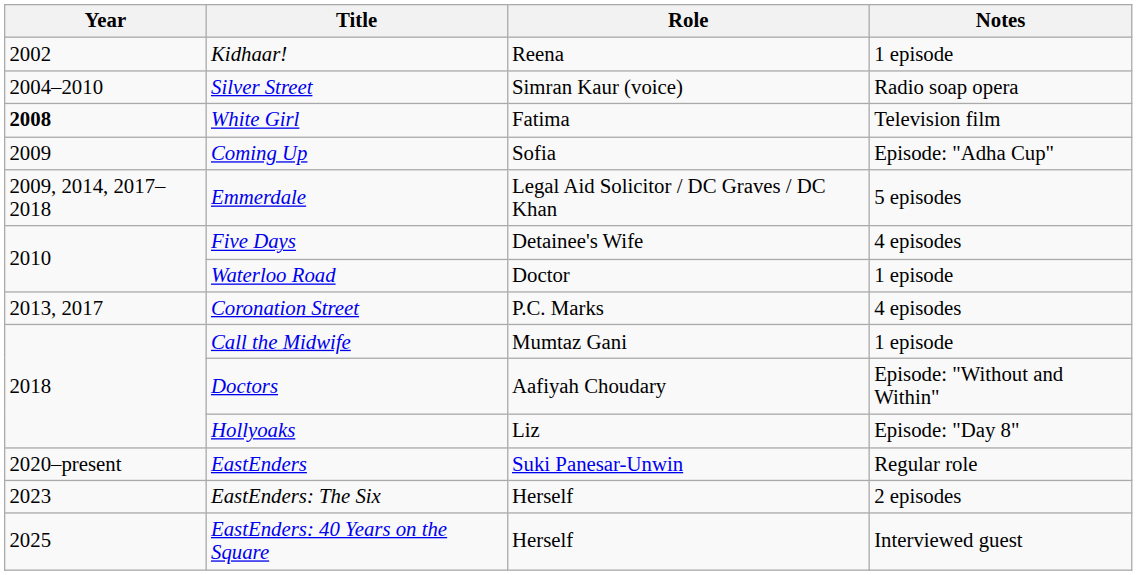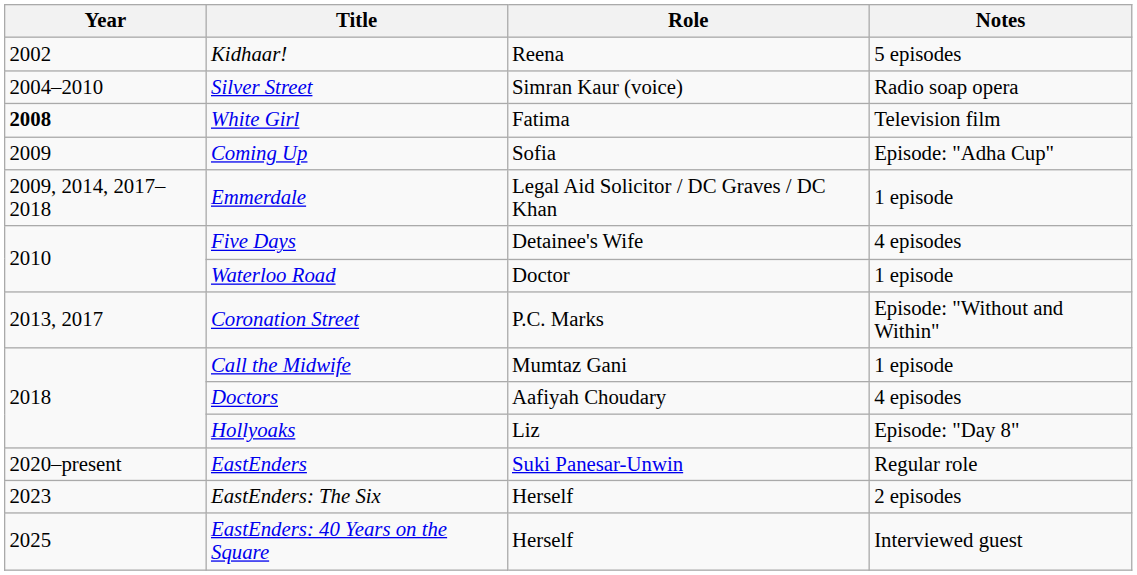(914, 53) 1 episode -> (918, 53) 5 episodes
(918, 197) 5 episodes -> (914, 197) 1 episode
(918, 308) 4 episodes -> (969, 319) Episode: "Without and Within"
(969, 385) Episode: "Without and Within" -> (918, 397) 4 episodes
